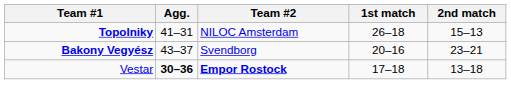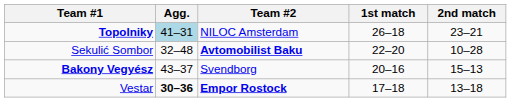(177, 32) no background -> (177, 32) lightblue background
(467, 32) 15–13 -> (467, 32) 23–21
+ row: (112, 50)
(467, 50) 23–21 -> (467, 69) 15–13
